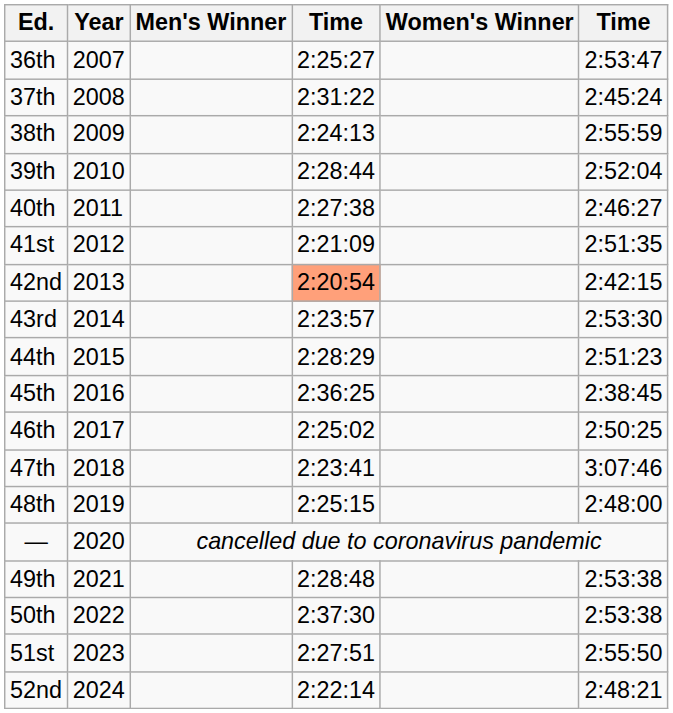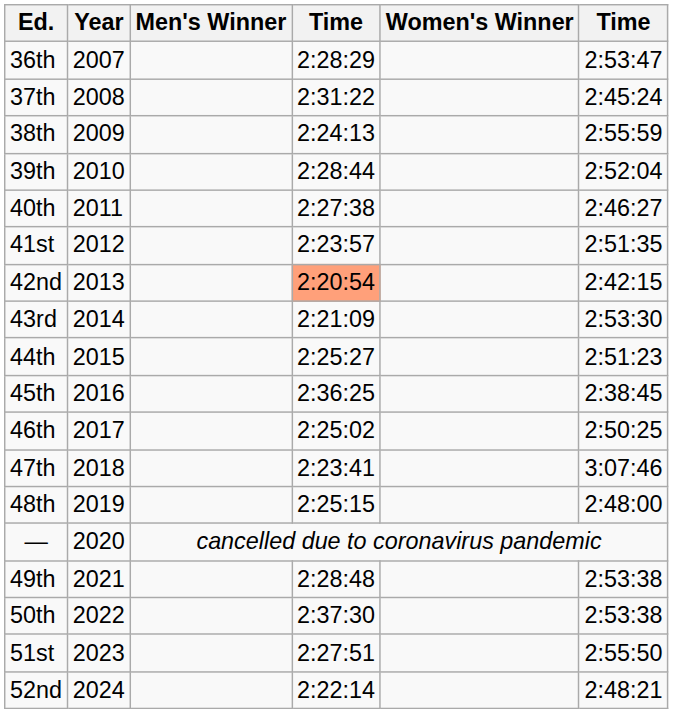(336, 60) 2:25:27 -> (336, 60) 2:28:29
(336, 245) 2:21:09 -> (336, 245) 2:23:57
(336, 319) 2:23:57 -> (336, 319) 2:21:09
(336, 356) 2:28:29 -> (336, 356) 2:25:27
